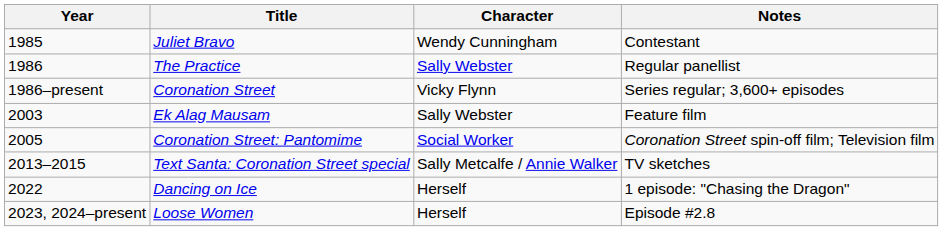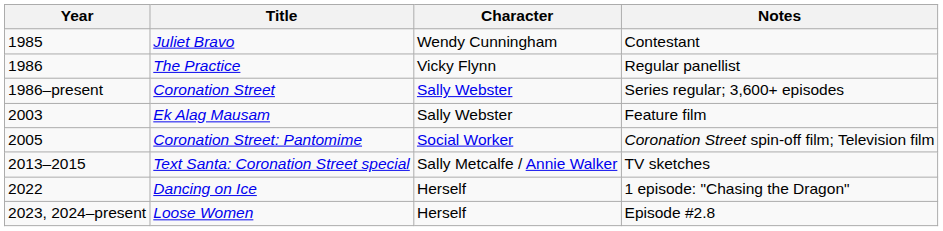(465, 66) Sally Webster -> (456, 66) Vicky Flynn
(456, 90) Vicky Flynn -> (465, 90) Sally Webster
